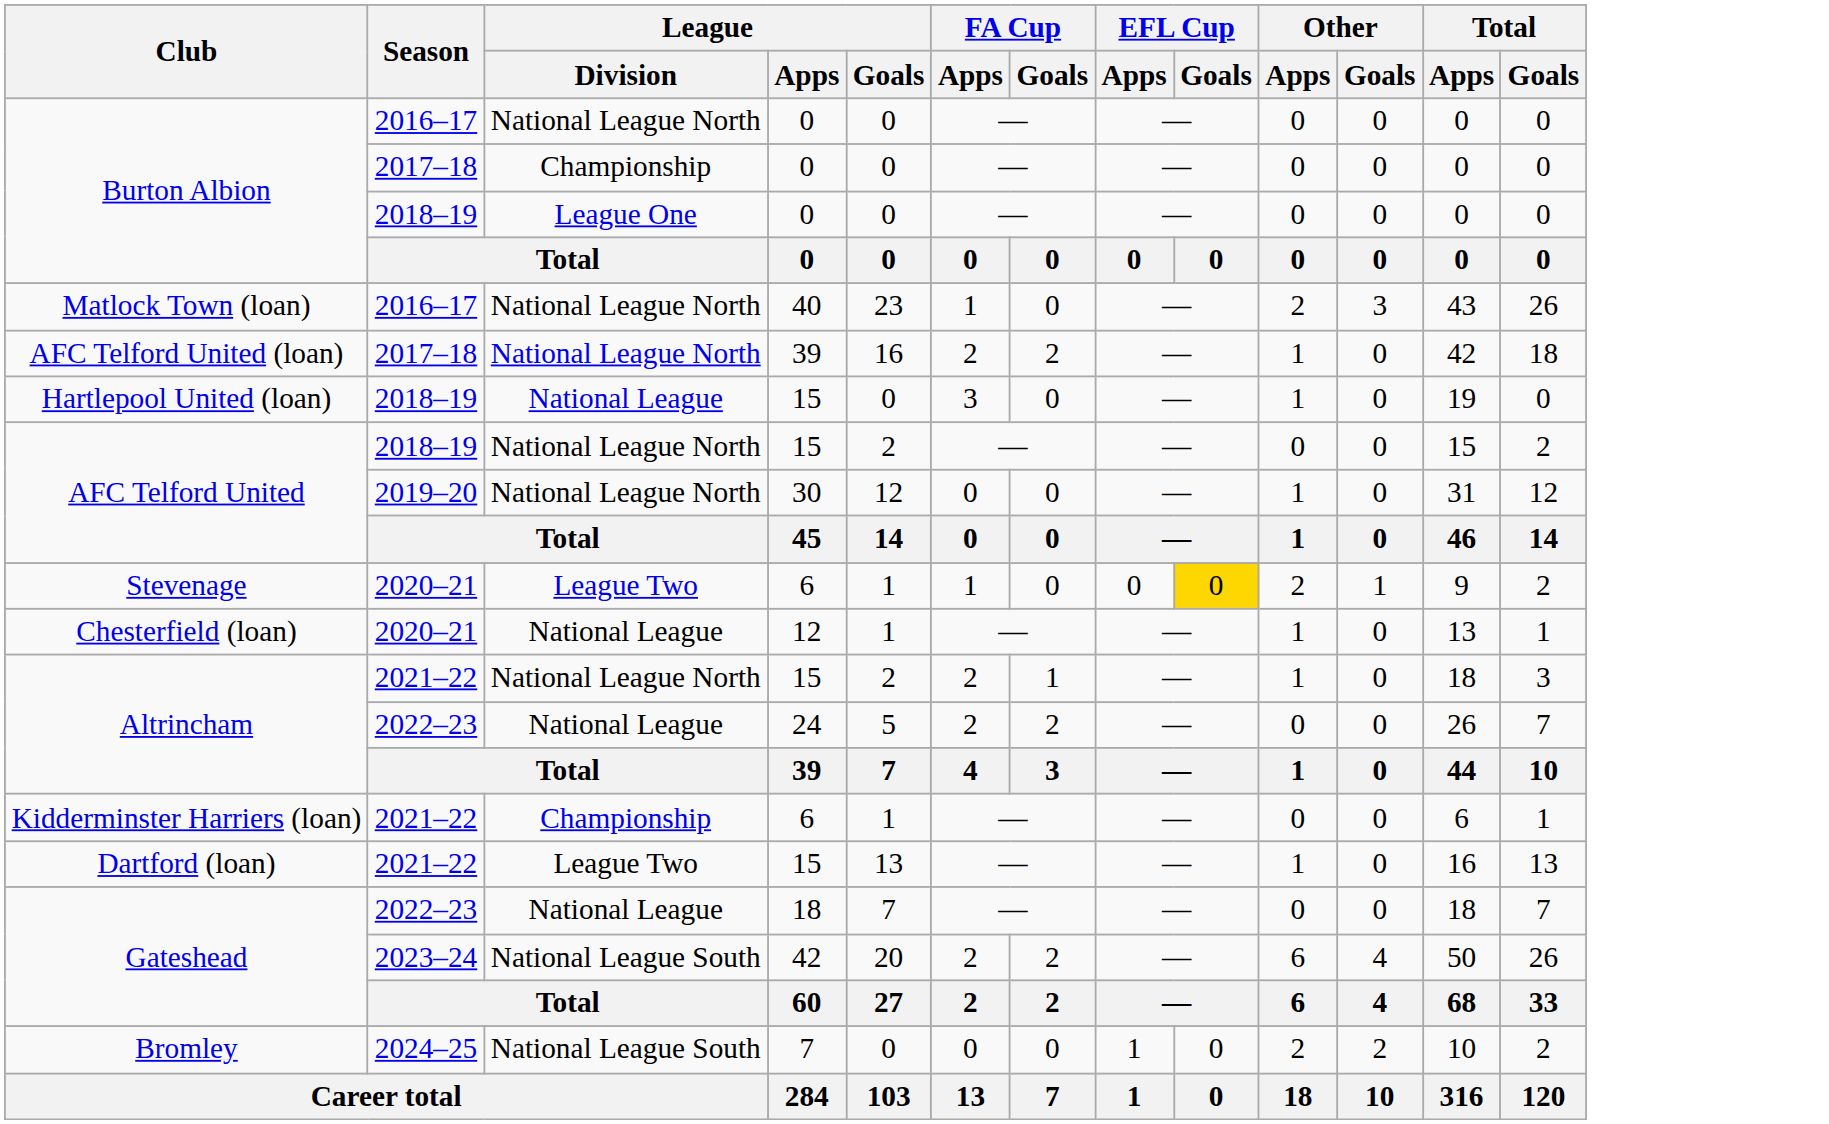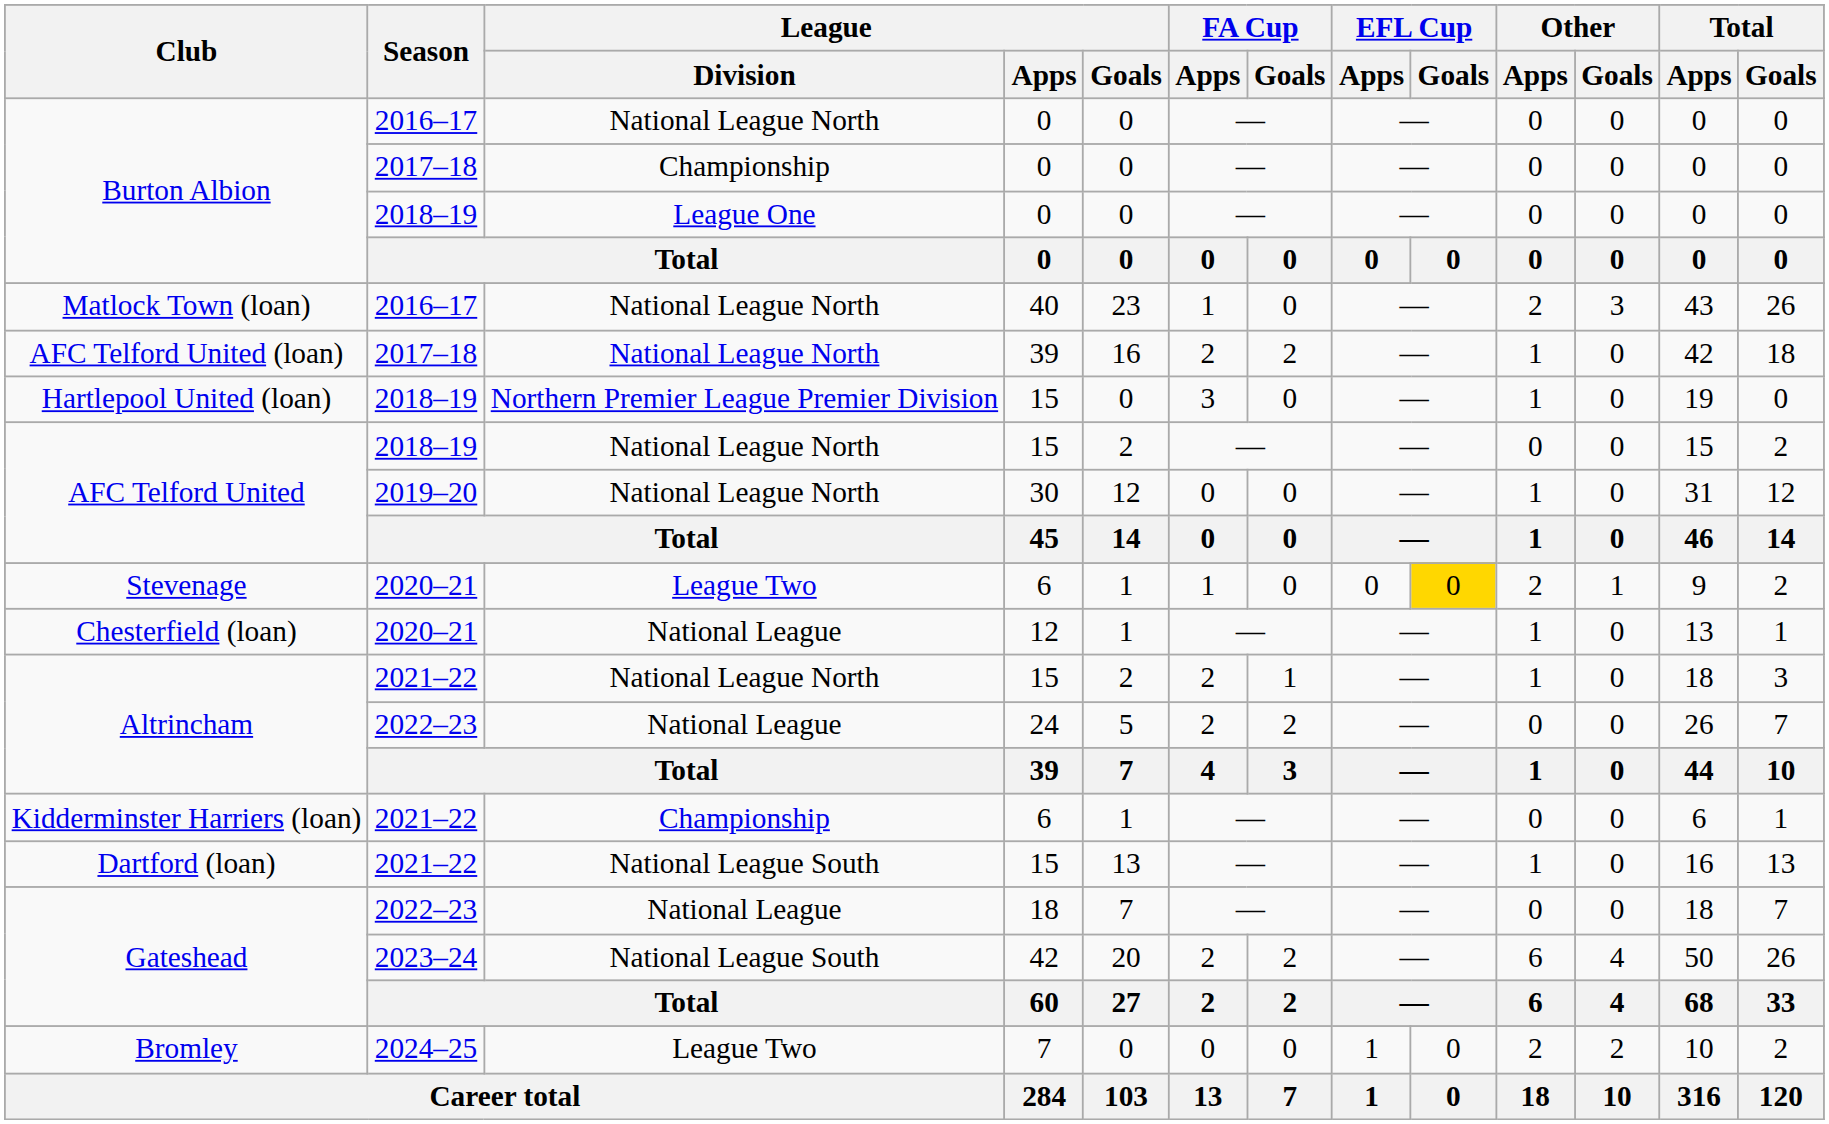(626, 399) National League -> (744, 399) Northern Premier League Premier Division
(626, 863) League Two -> (744, 863) National League South
(626, 1049) National League South -> (744, 1049) League Two
